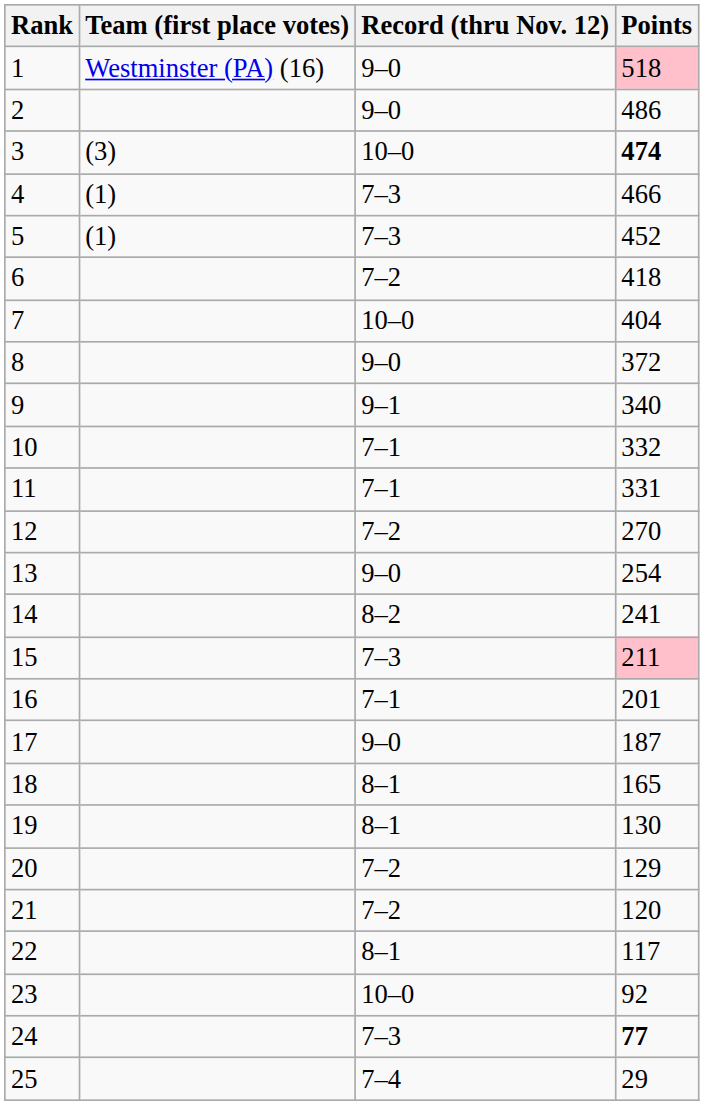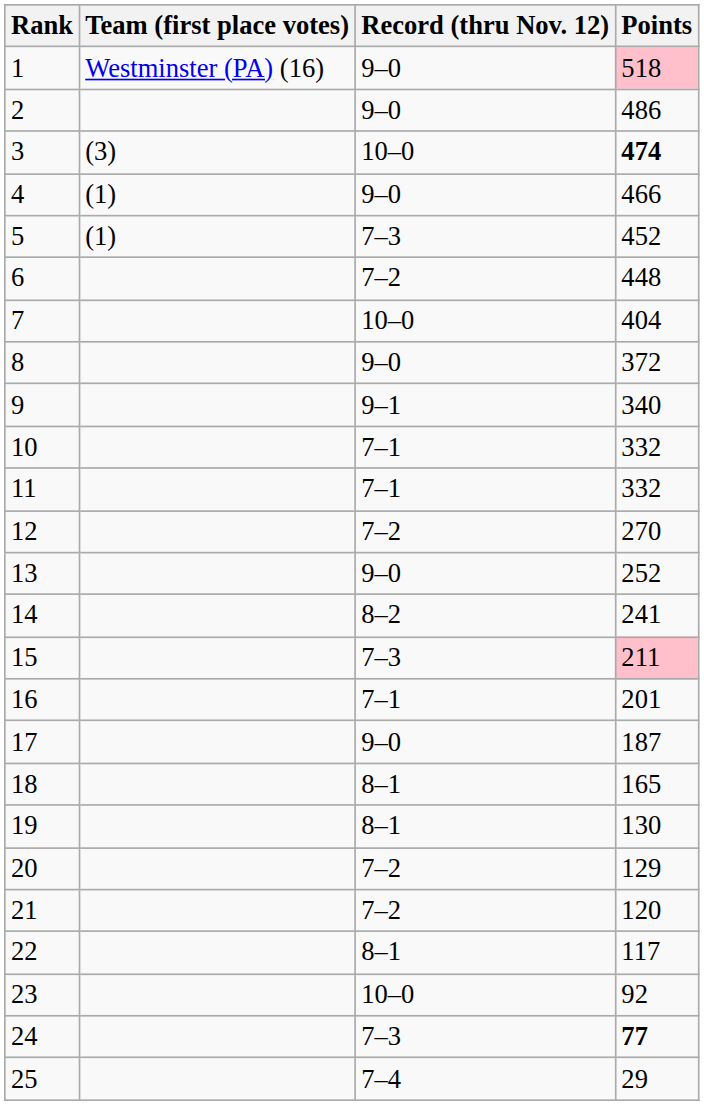(381, 194) 7–3 -> (381, 194) 9–0
(641, 278) 418 -> (641, 278) 448
(641, 488) 331 -> (641, 488) 332
(641, 573) 254 -> (641, 573) 252
